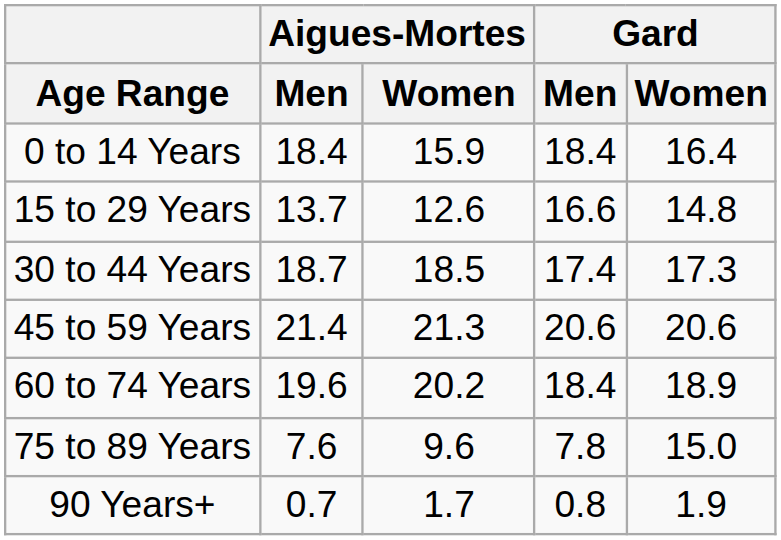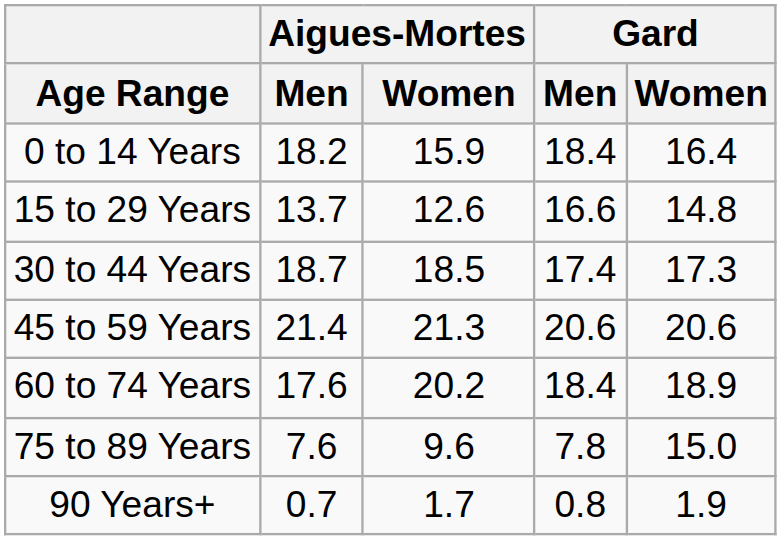(312, 151) 18.4 -> (312, 151) 18.2
(312, 387) 19.6 -> (312, 387) 17.6
